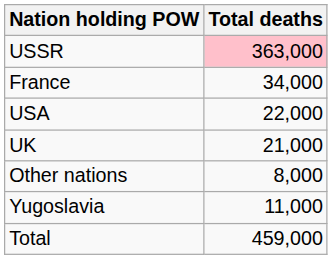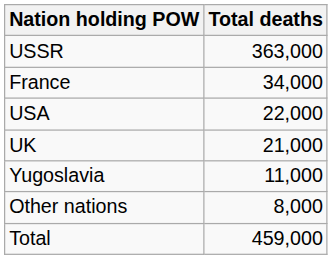(287, 51) pink background -> (287, 51) no background
rows swapped: (57, 207) <-> (68, 176)
